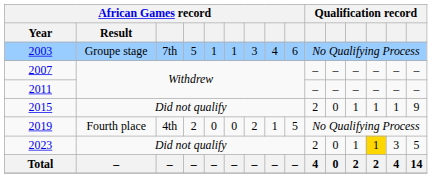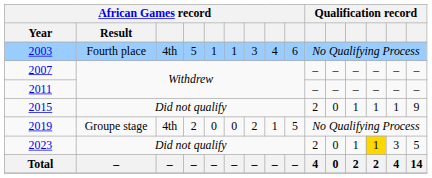(116, 51) Groupe stage -> (116, 51) Fourth place
(170, 51) 7th -> (170, 51) 4th
(116, 126) Fourth place -> (116, 126) Groupe stage
